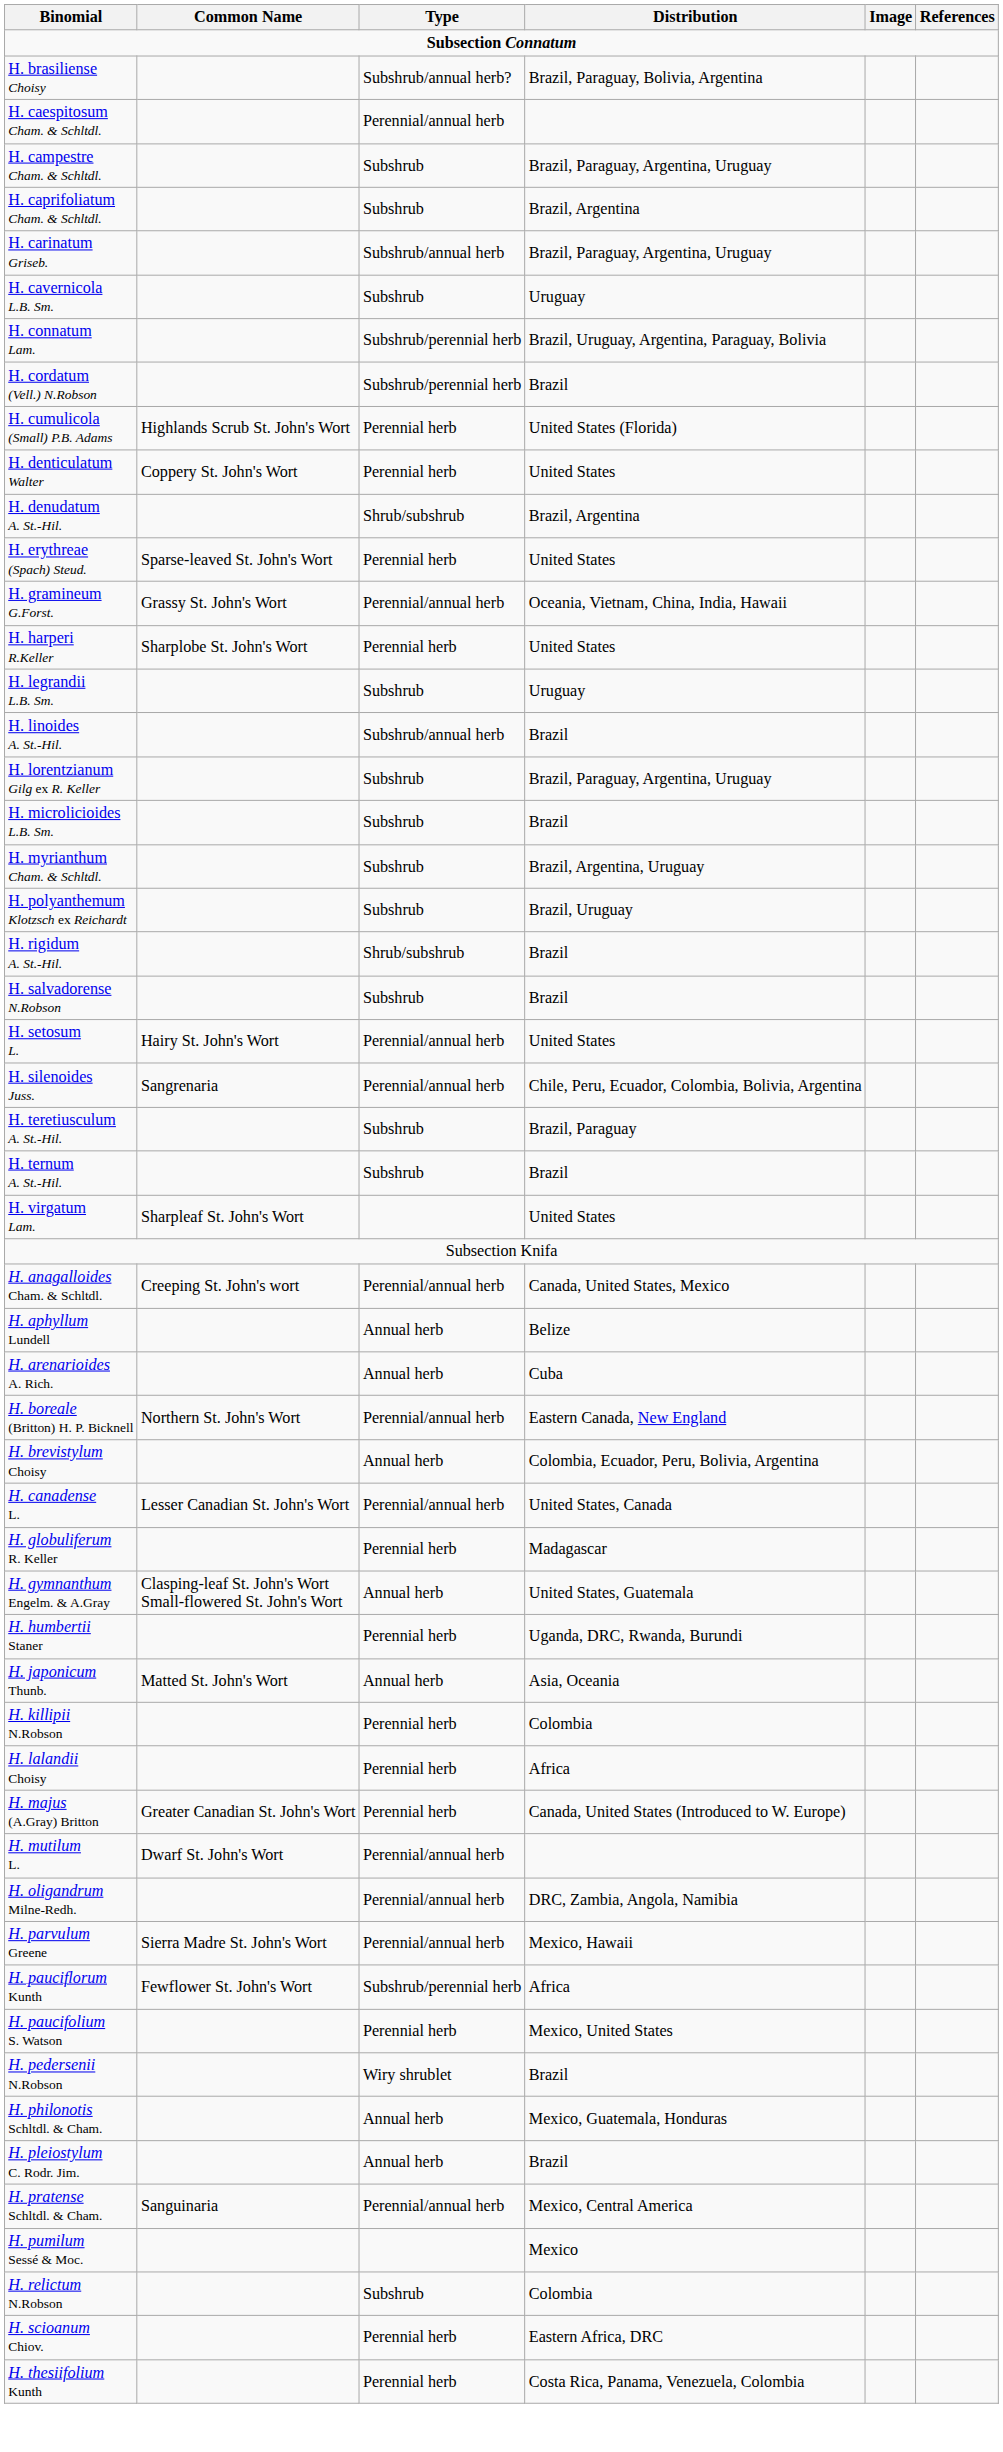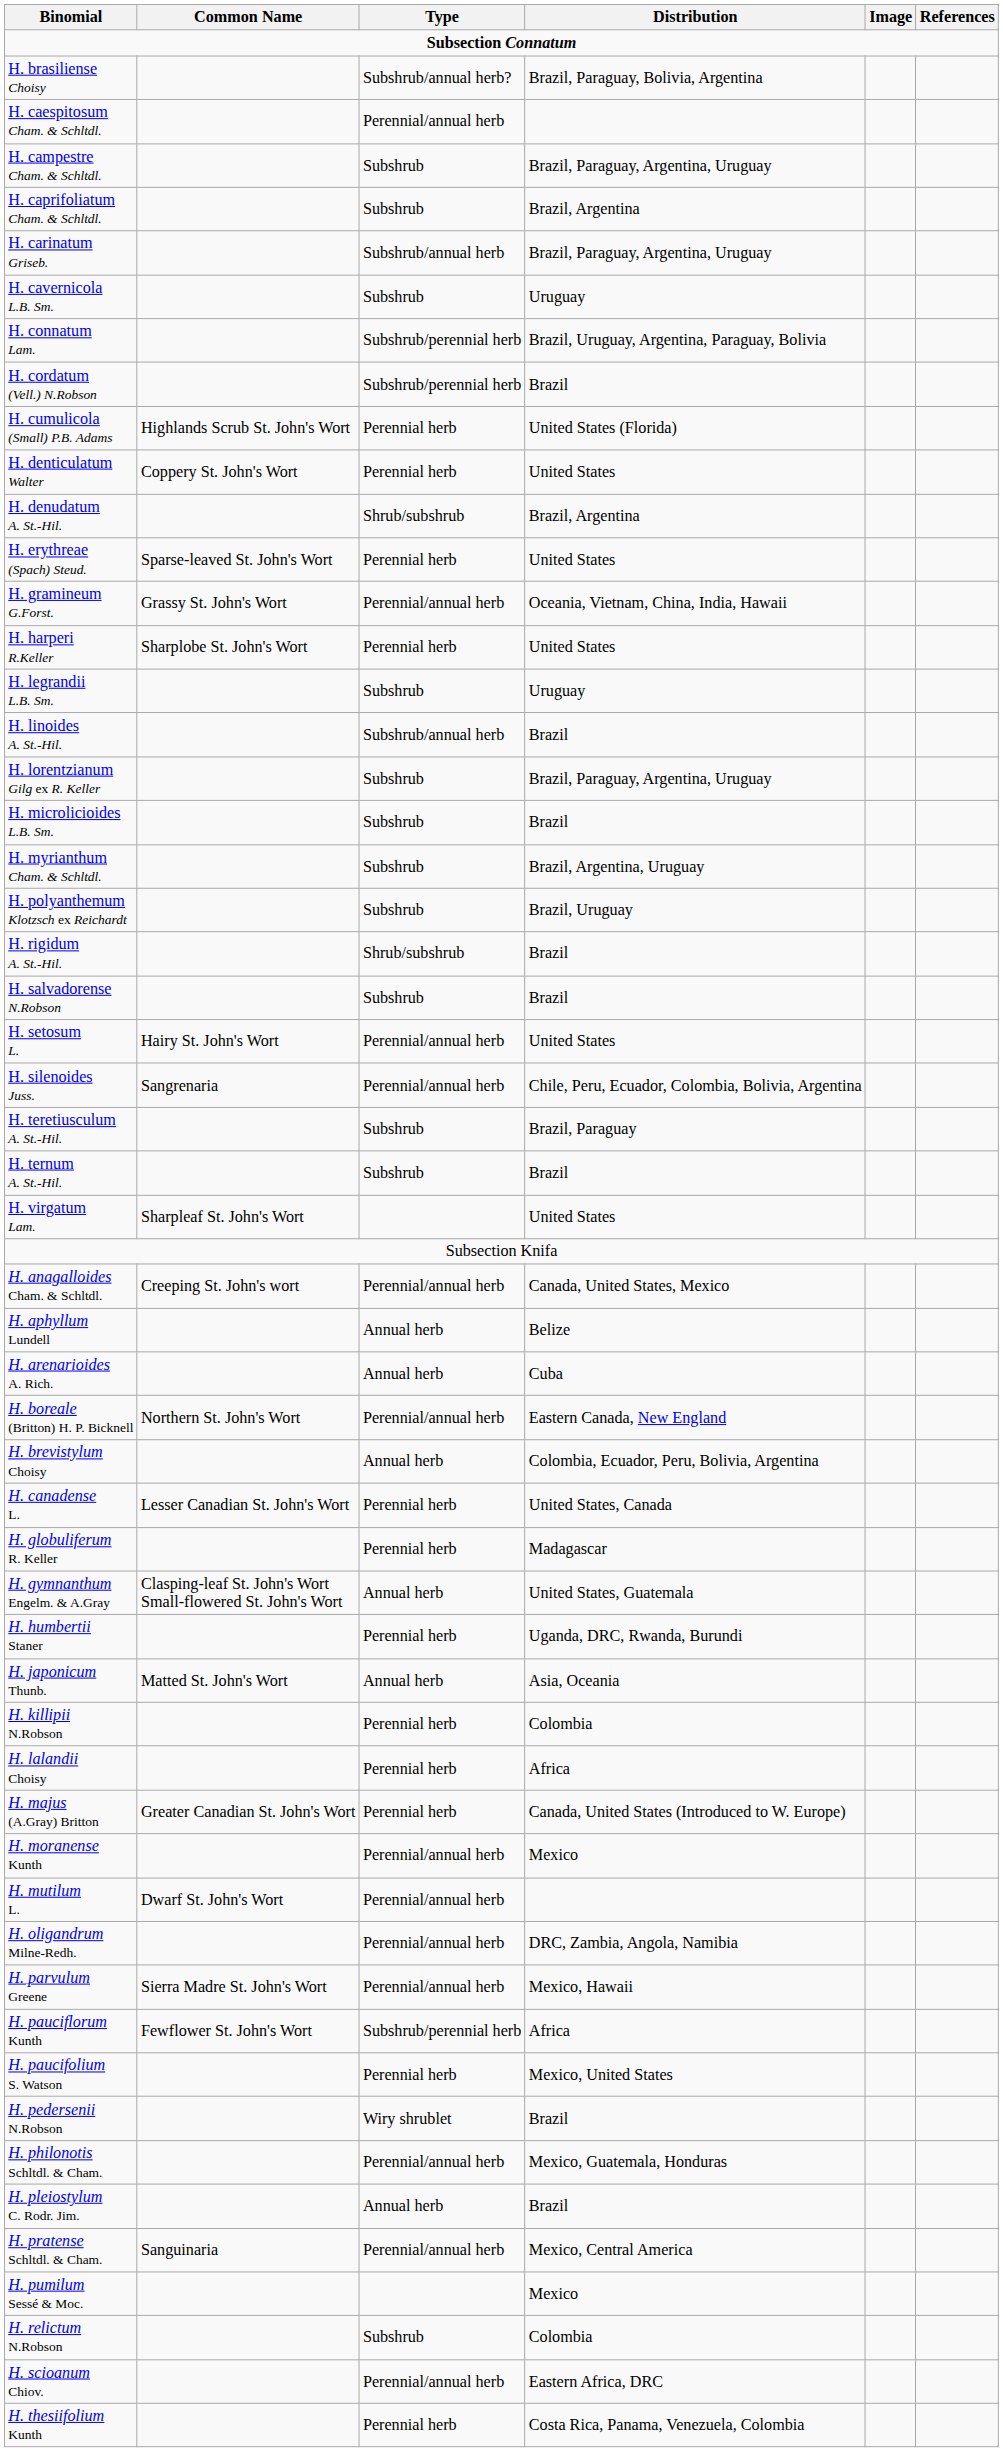(434, 1505) Perennial/annual herb -> (410, 1505) Perennial herb
+ row: (54, 1855)
(403, 2118) Annual herb -> (434, 2162) Perennial/annual herb
(410, 2337) Perennial herb -> (434, 2381) Perennial/annual herb
